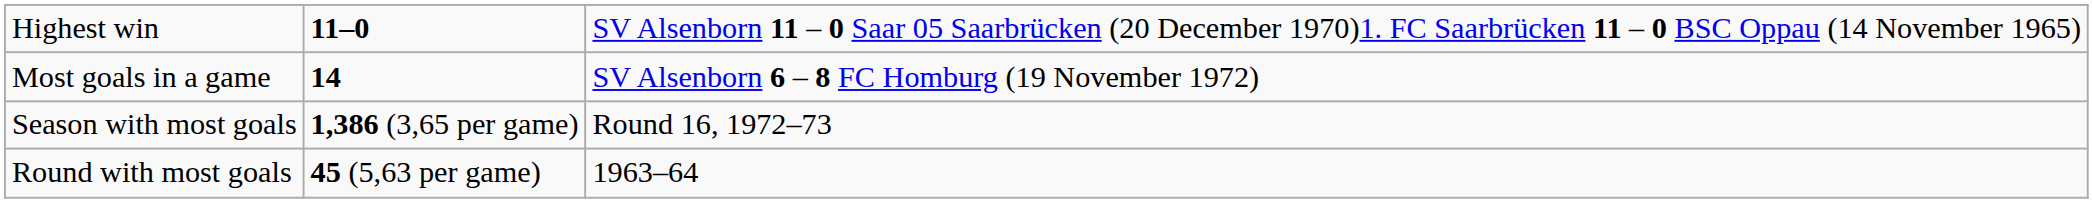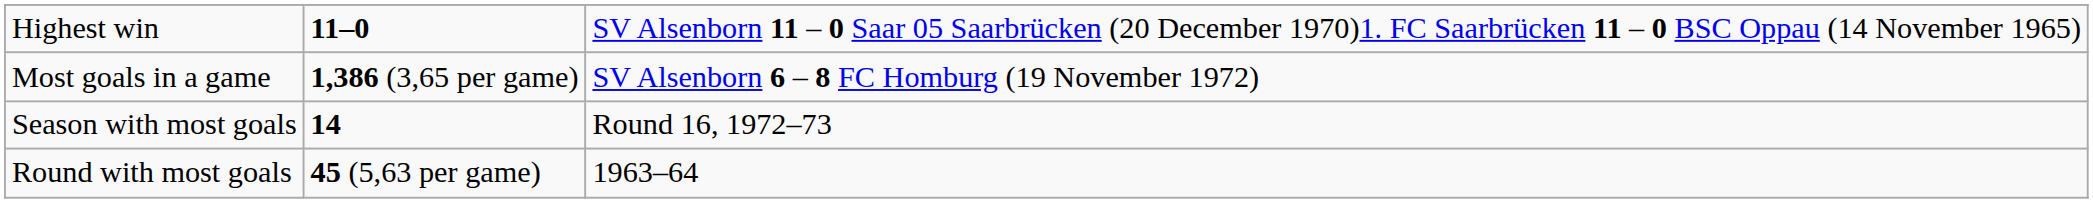(326, 76) 14 -> (445, 76) 1,386 (3,65 per game)
(445, 124) 1,386 (3,65 per game) -> (326, 124) 14
